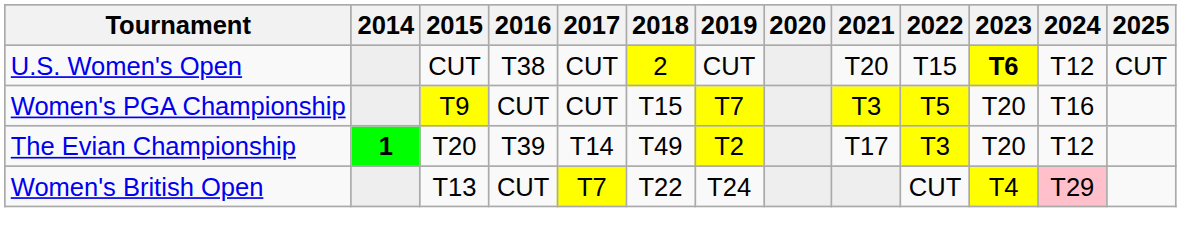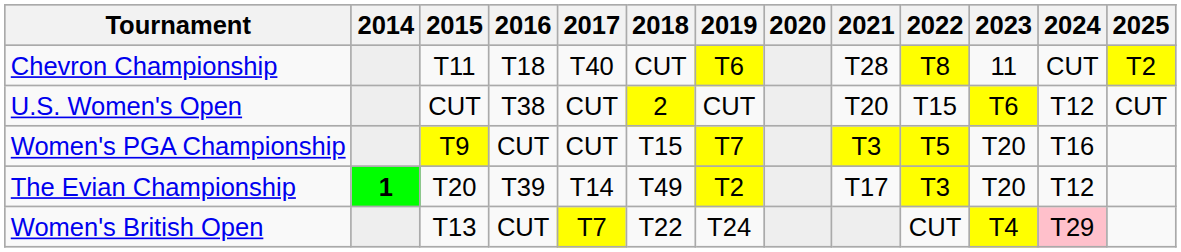+ row: (144, 66)
(1004, 66) bold -> (1004, 106) normal
